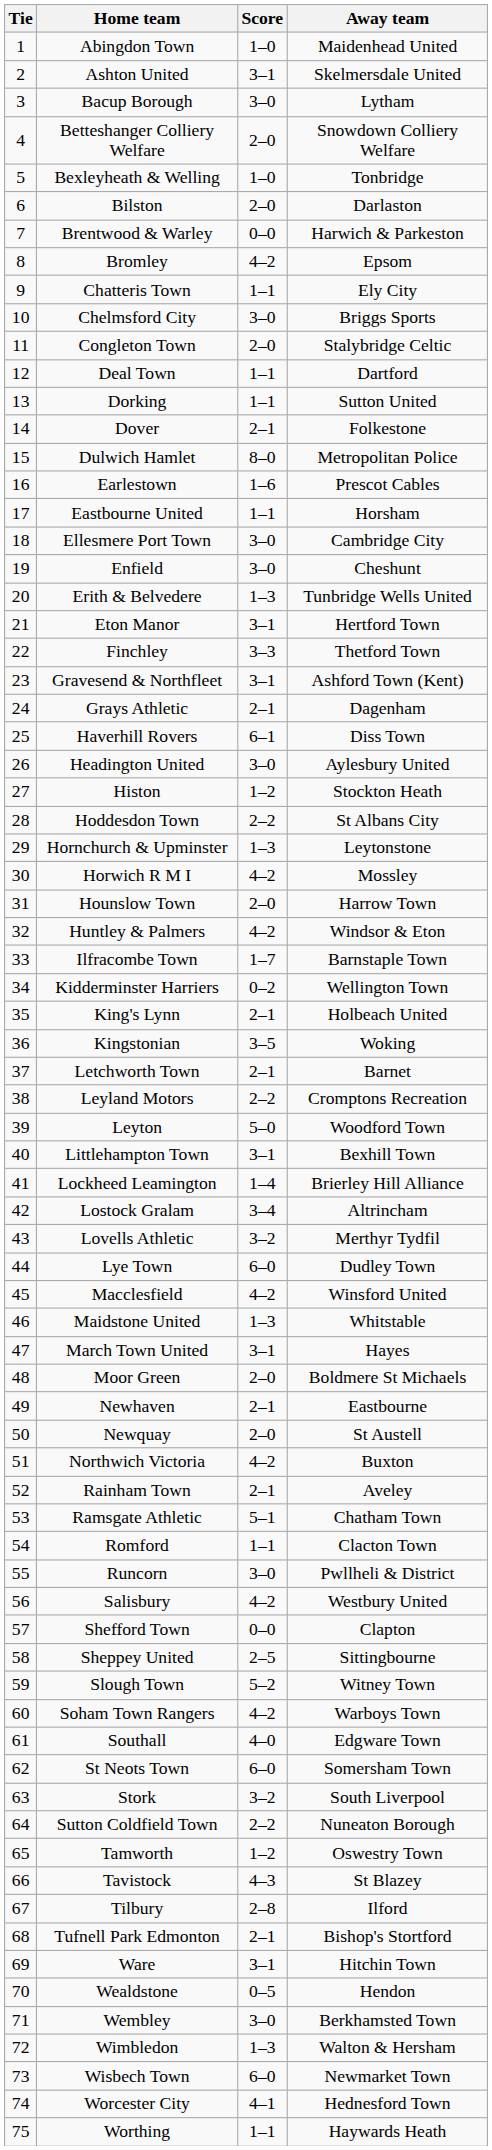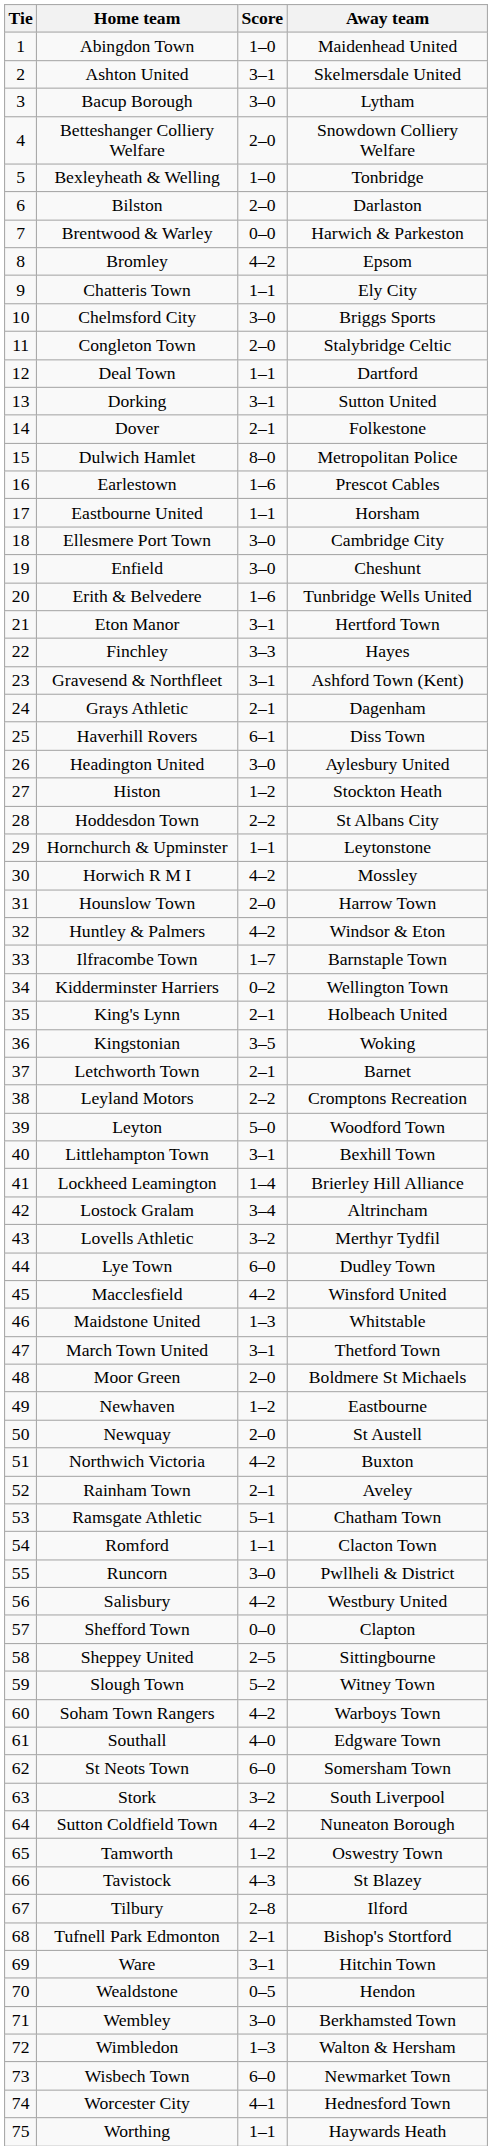(262, 401) 1–1 -> (262, 401) 3–1
(262, 596) 1–3 -> (262, 596) 1–6
(388, 652) Thetford Town -> (388, 652) Hayes
(262, 847) 1–3 -> (262, 847) 1–1
(388, 1350) Hayes -> (388, 1350) Thetford Town
(262, 1405) 2–1 -> (262, 1405) 1–2
(262, 1824) 2–2 -> (262, 1824) 4–2
